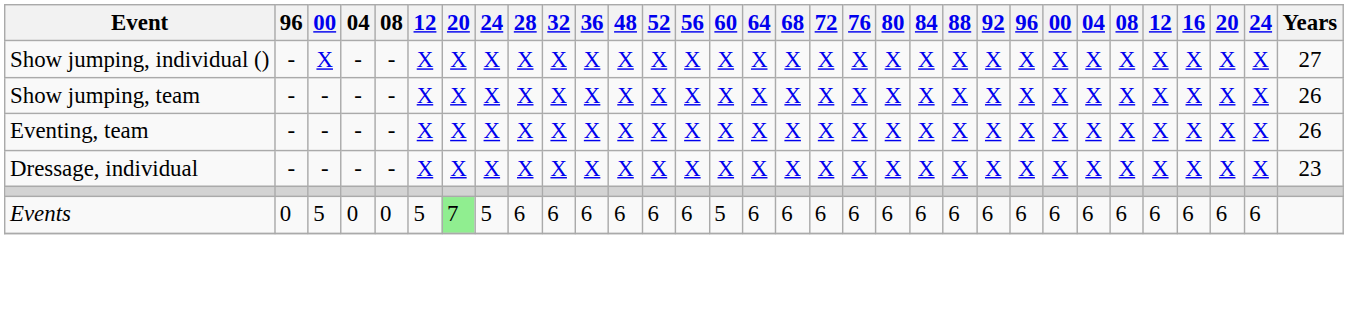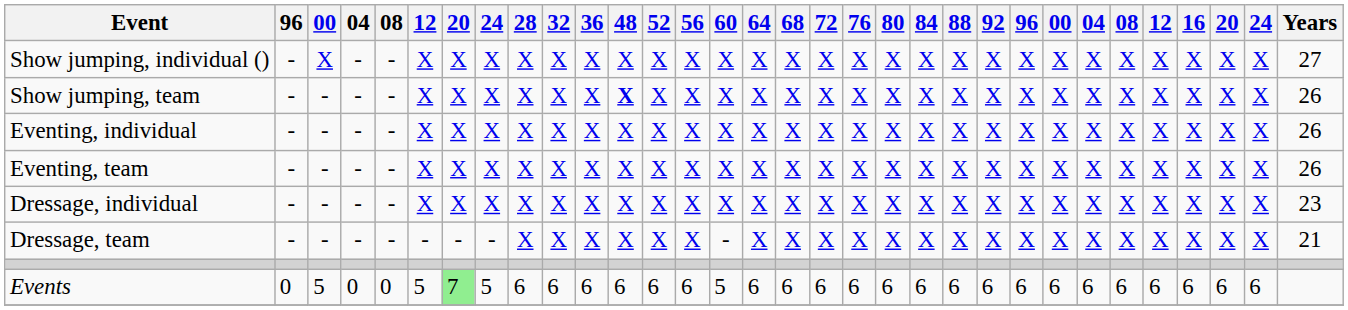(626, 95) normal -> (626, 95) bold
+ row: (103, 131)
+ row: (80, 240)
